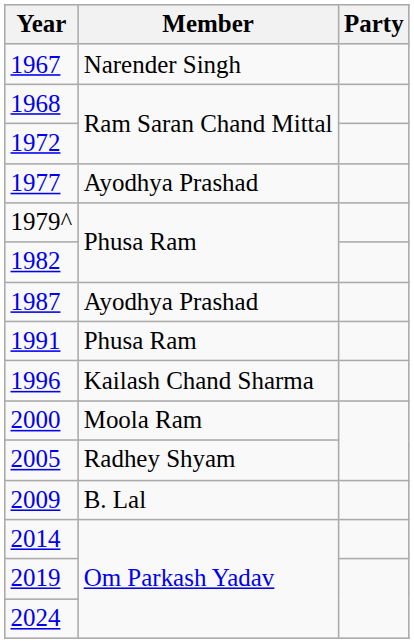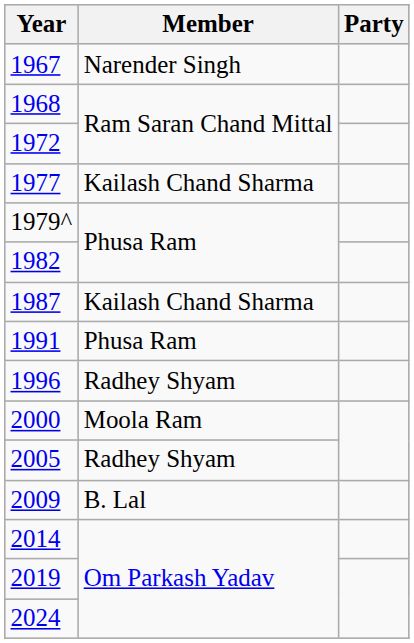(171, 182) Ayodhya Prashad -> (199, 182) Kailash Chand Sharma
(171, 301) Ayodhya Prashad -> (199, 301) Kailash Chand Sharma
(199, 380) Kailash Chand Sharma -> (160, 380) Radhey Shyam
